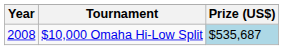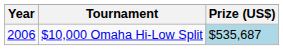(21, 34) 2008 -> (21, 34) 2006
